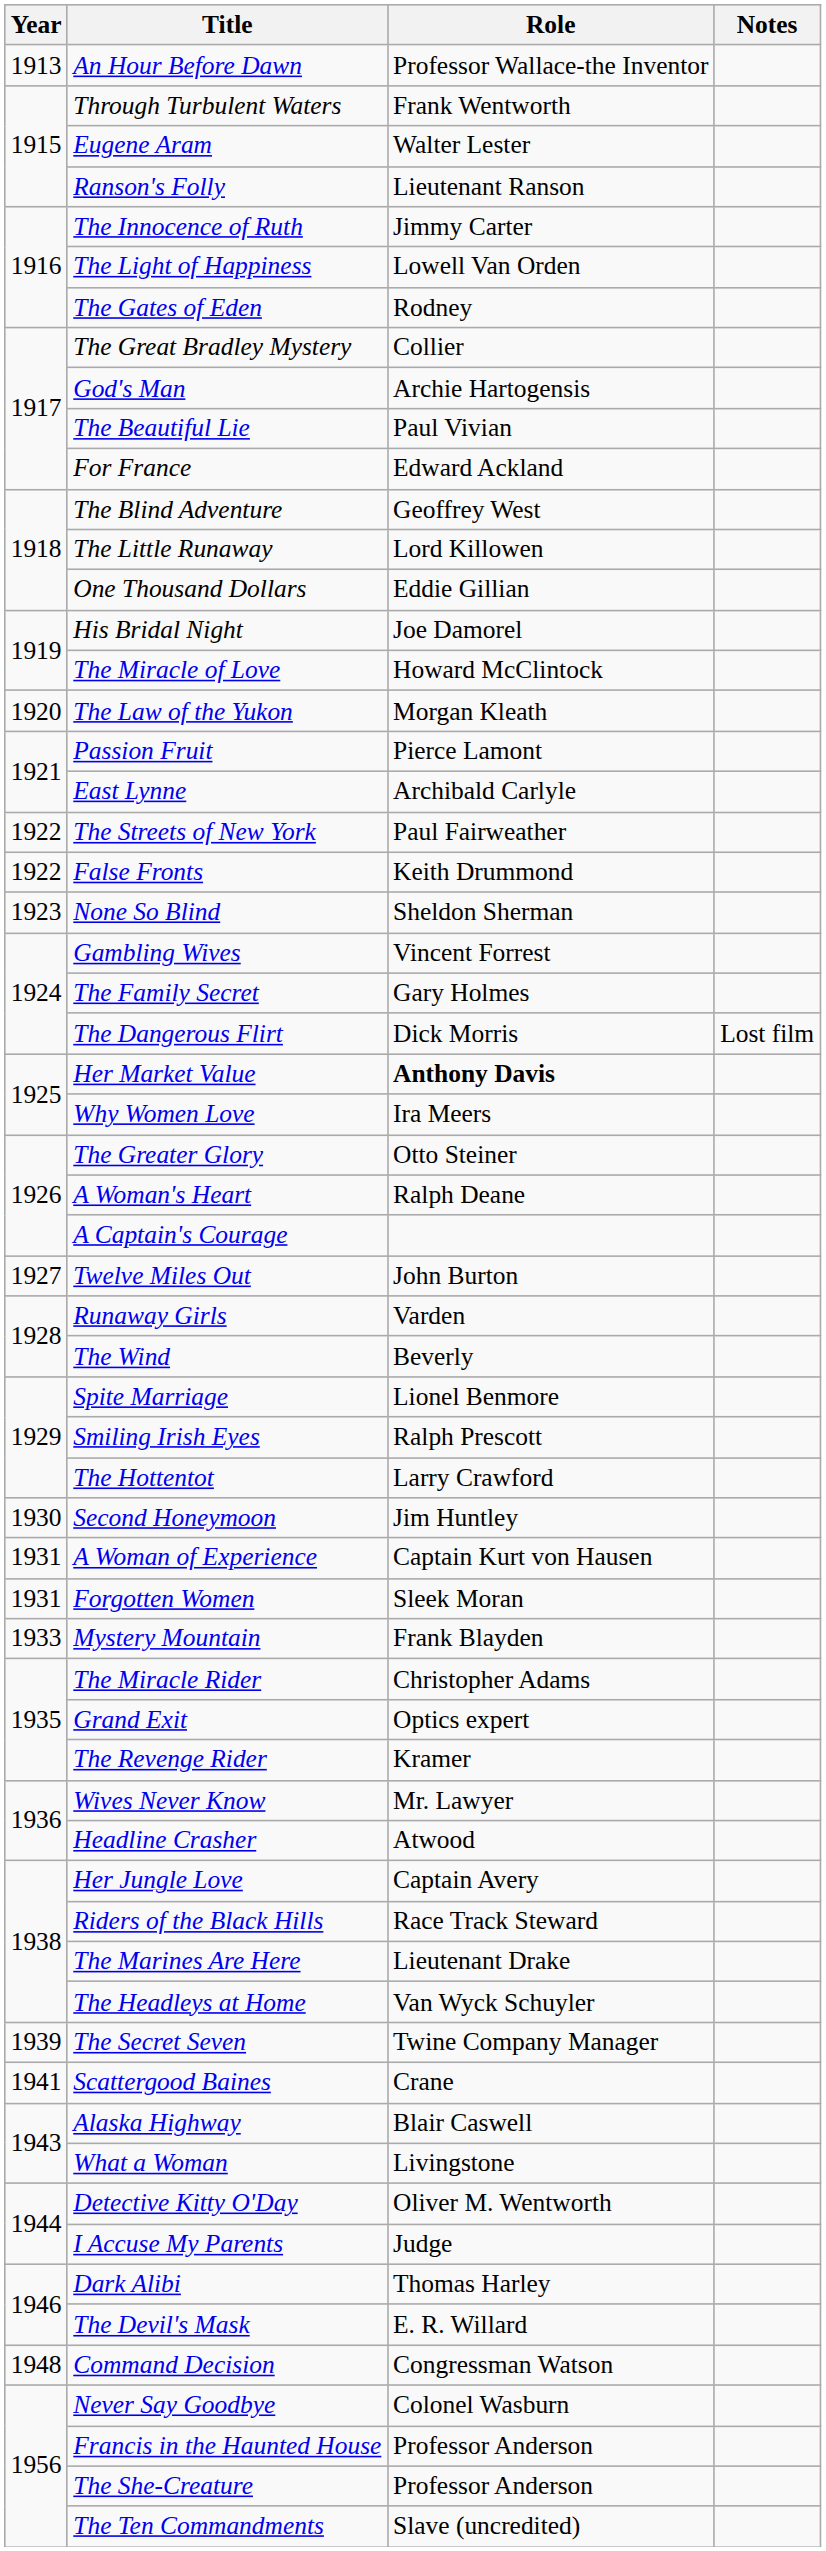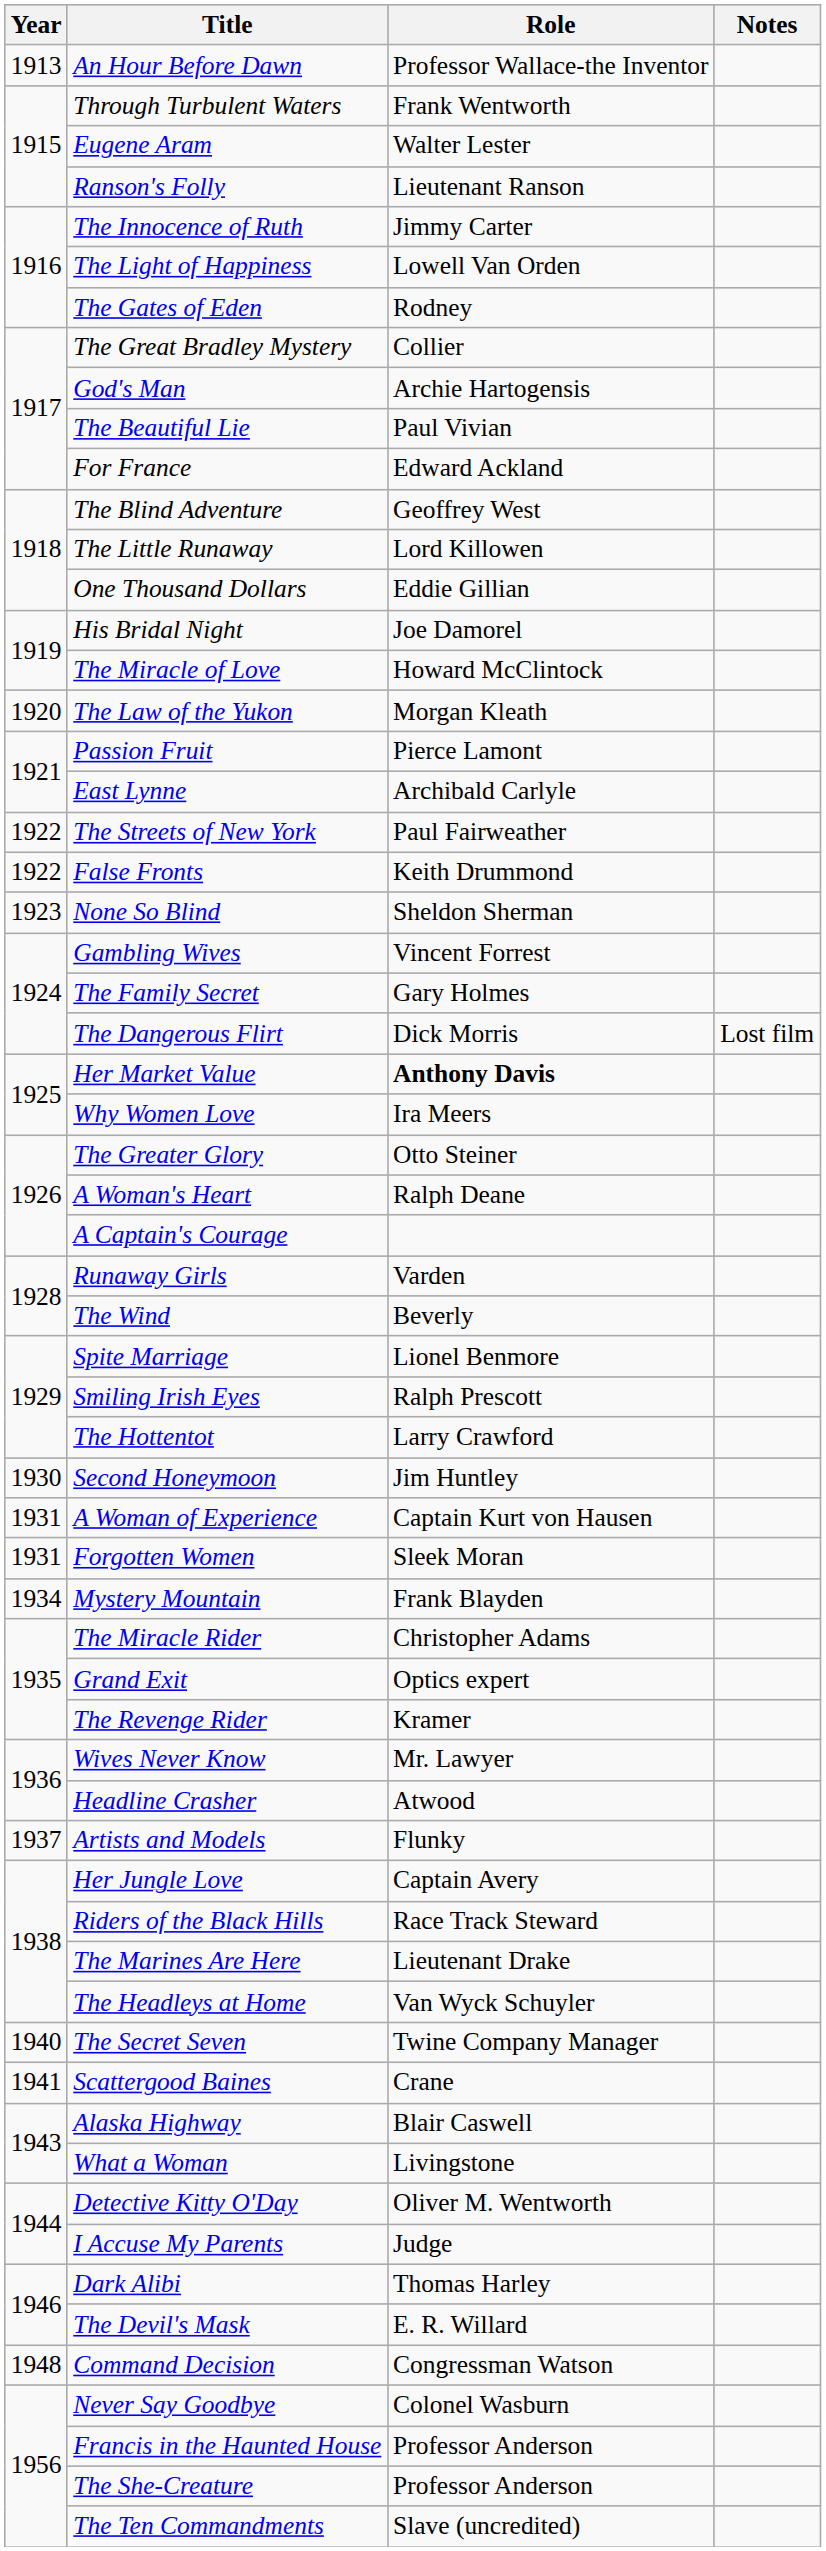- row: (162, 1275)
(36, 1638) 1933 -> (36, 1598) 1934
+ row: (169, 1840)
(36, 2041) 1939 -> (36, 2041) 1940
